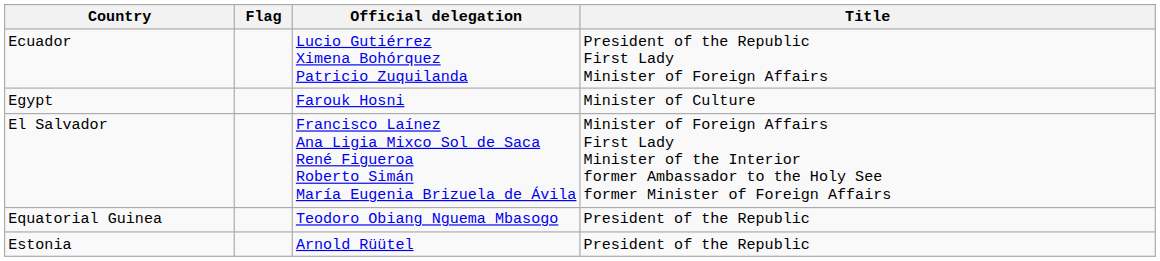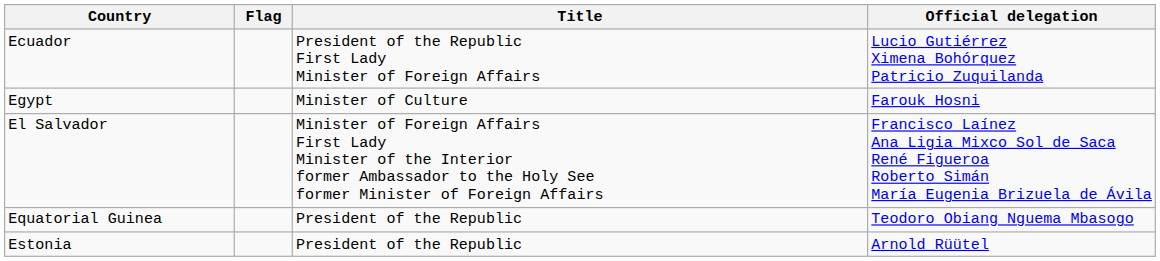columns swapped: (436, 17) <-> (868, 17)
